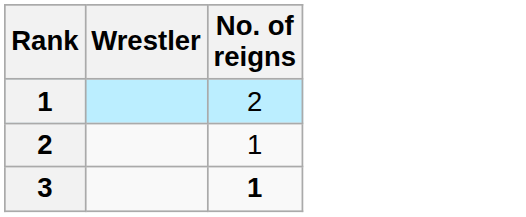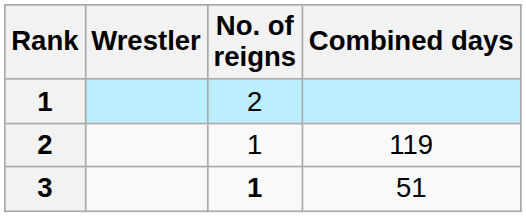+ column: (411, 41)
